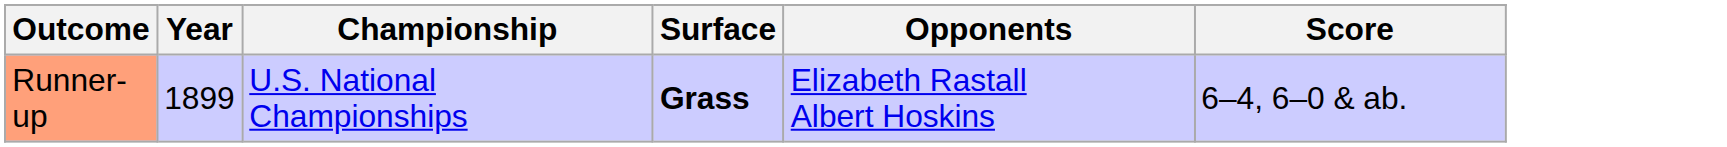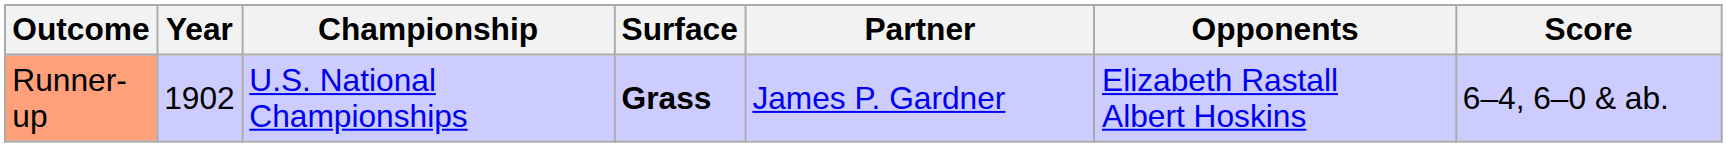+ column: (920, 29)
(199, 97) 1899 -> (199, 97) 1902
